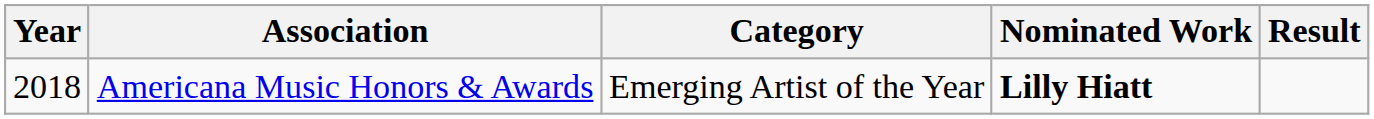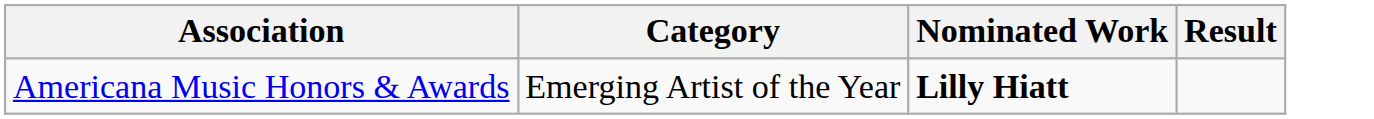- column: (47, 31)
